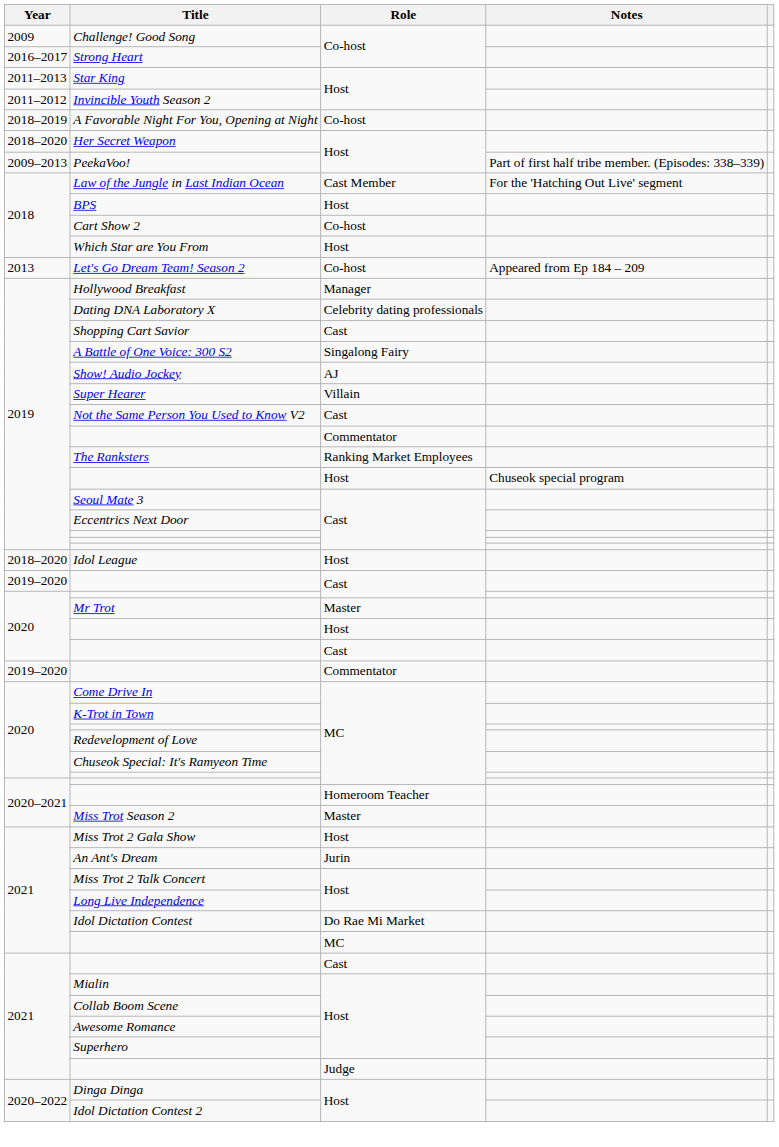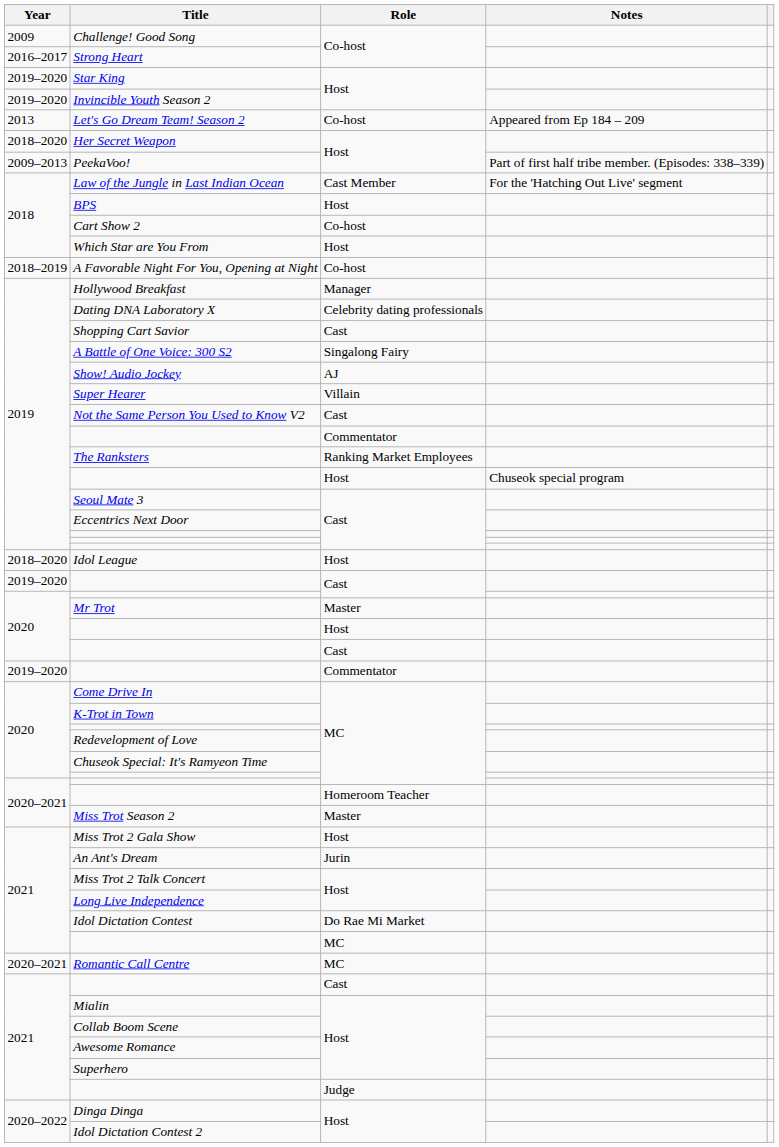(37, 78) 2011–2013 -> (37, 78) 2019–2020
(37, 99) 2011–2012 -> (37, 99) 2019–2020
rows swapped: (159, 267) <-> (195, 120)
+ row: (131, 963)
